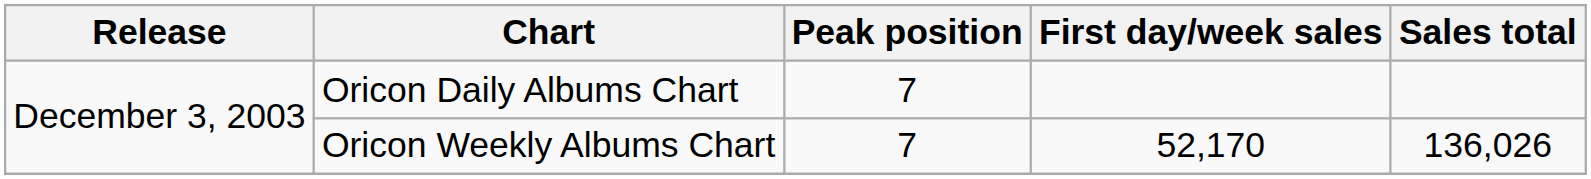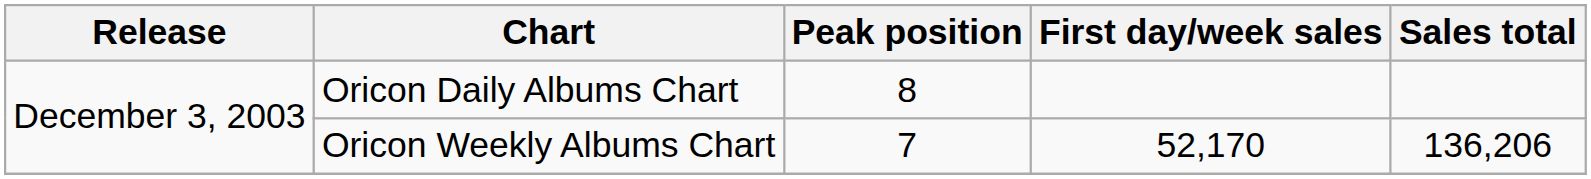(907, 88) 7 -> (907, 88) 8
(1488, 145) 136,026 -> (1488, 145) 136,206
